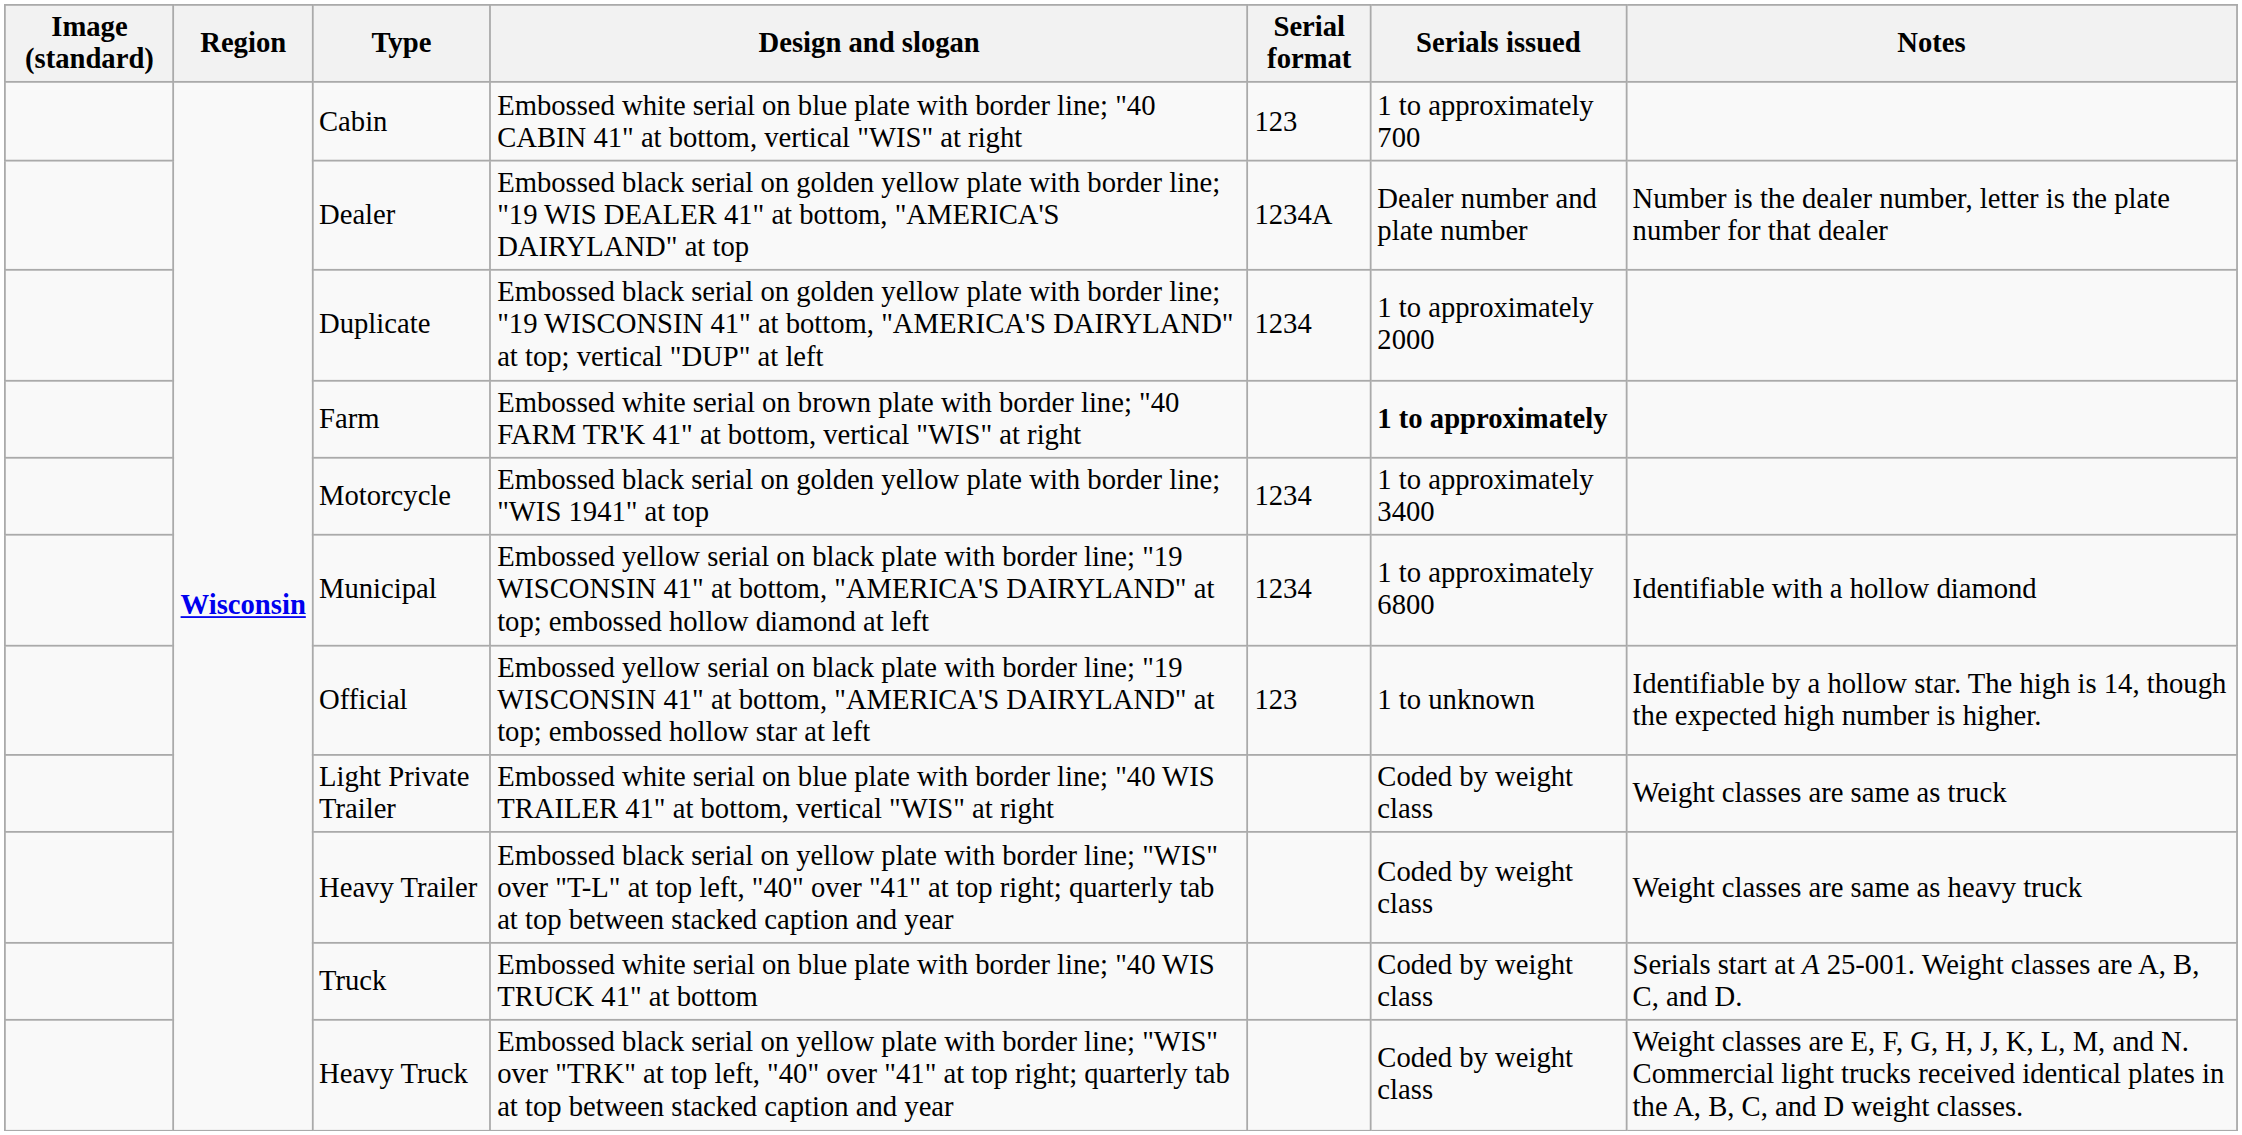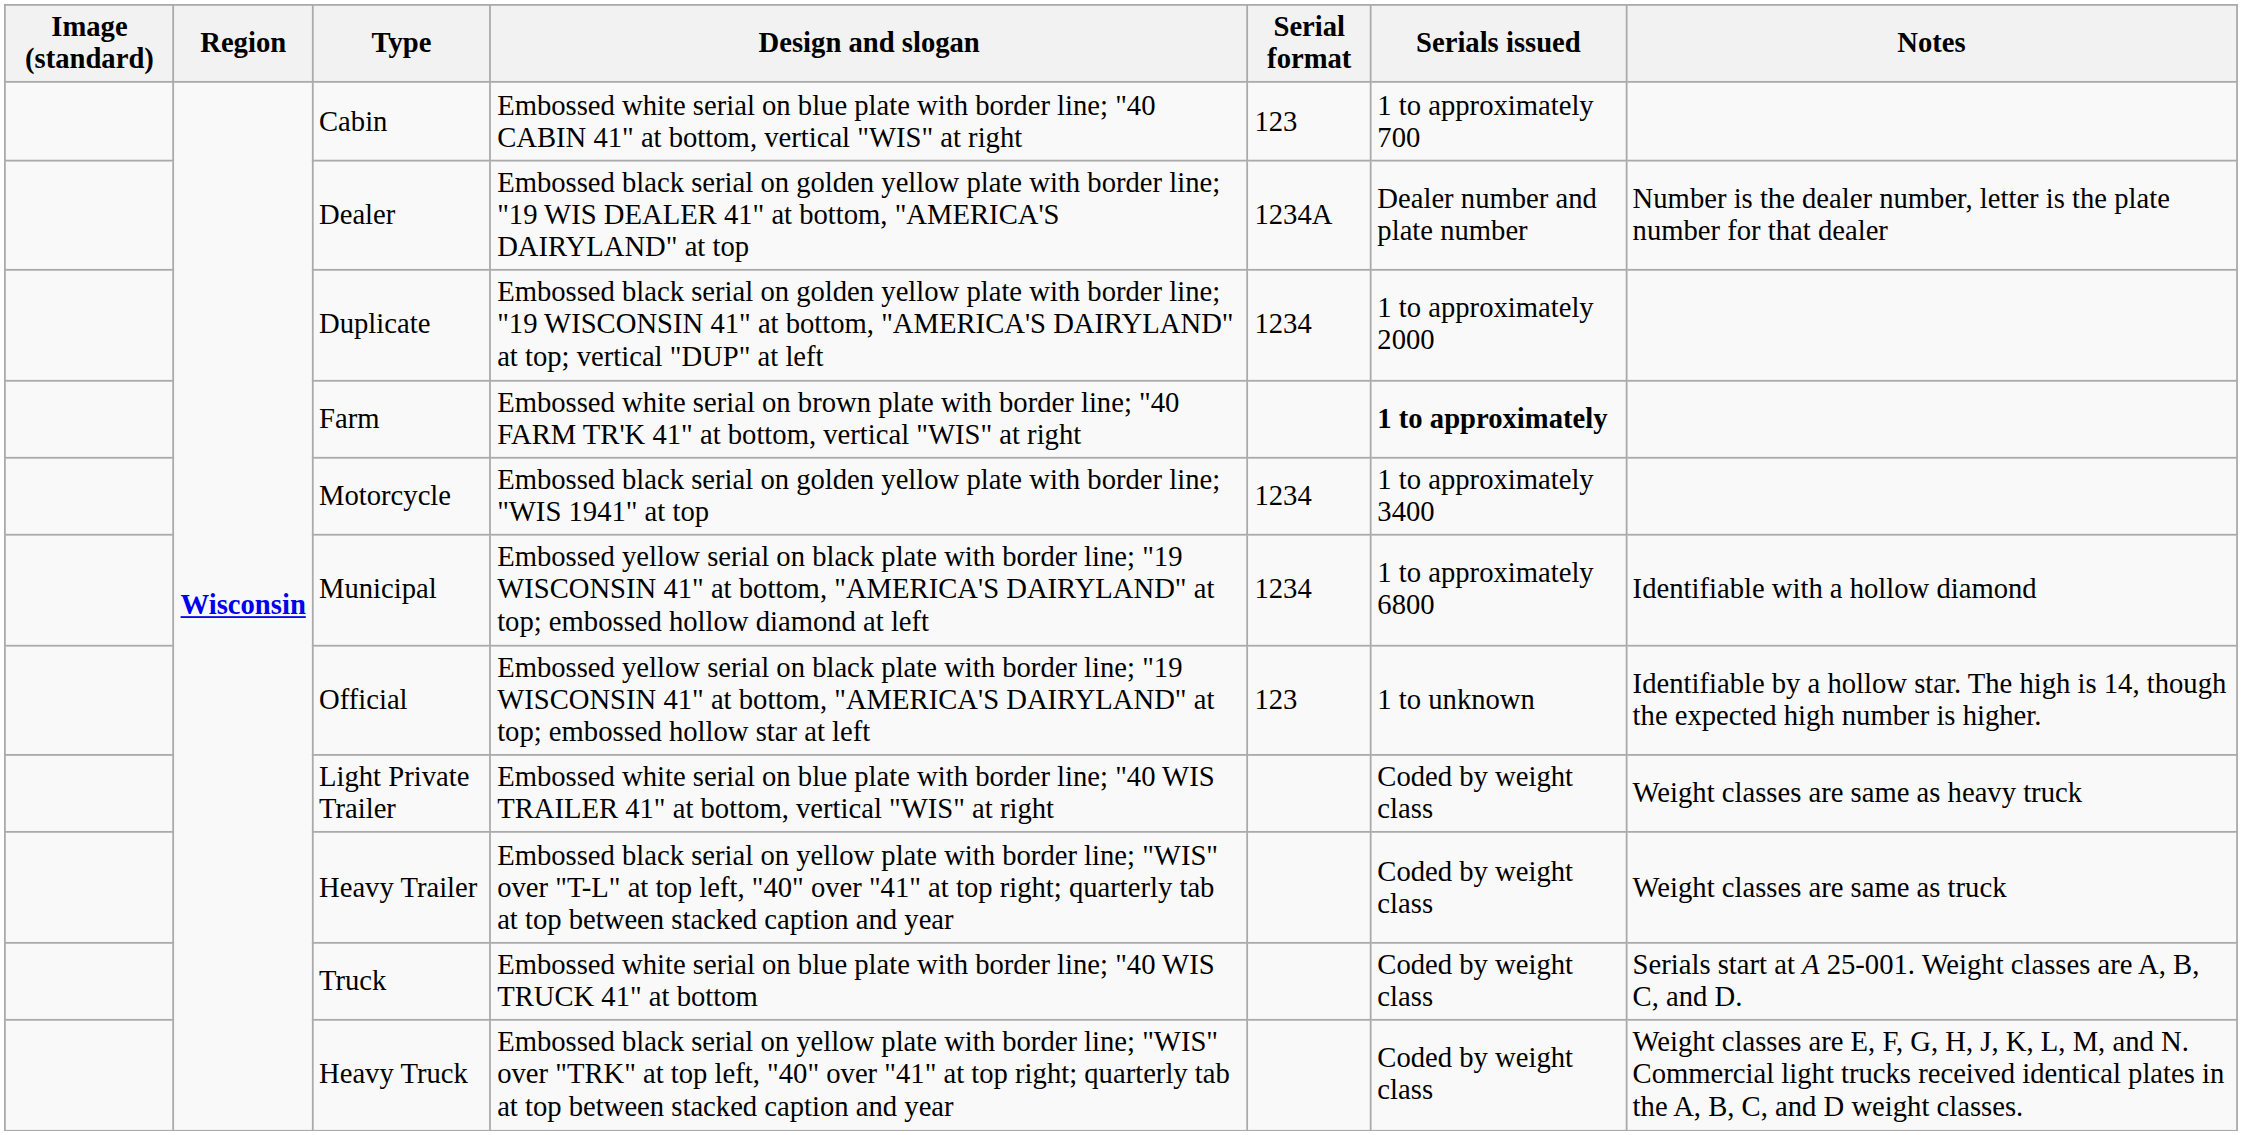(1820, 793) Weight classes are same as truck -> (1857, 793) Weight classes are same as heavy truck
(1857, 887) Weight classes are same as heavy truck -> (1820, 887) Weight classes are same as truck
